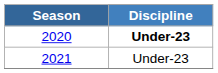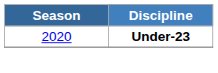- row: (57, 58)
